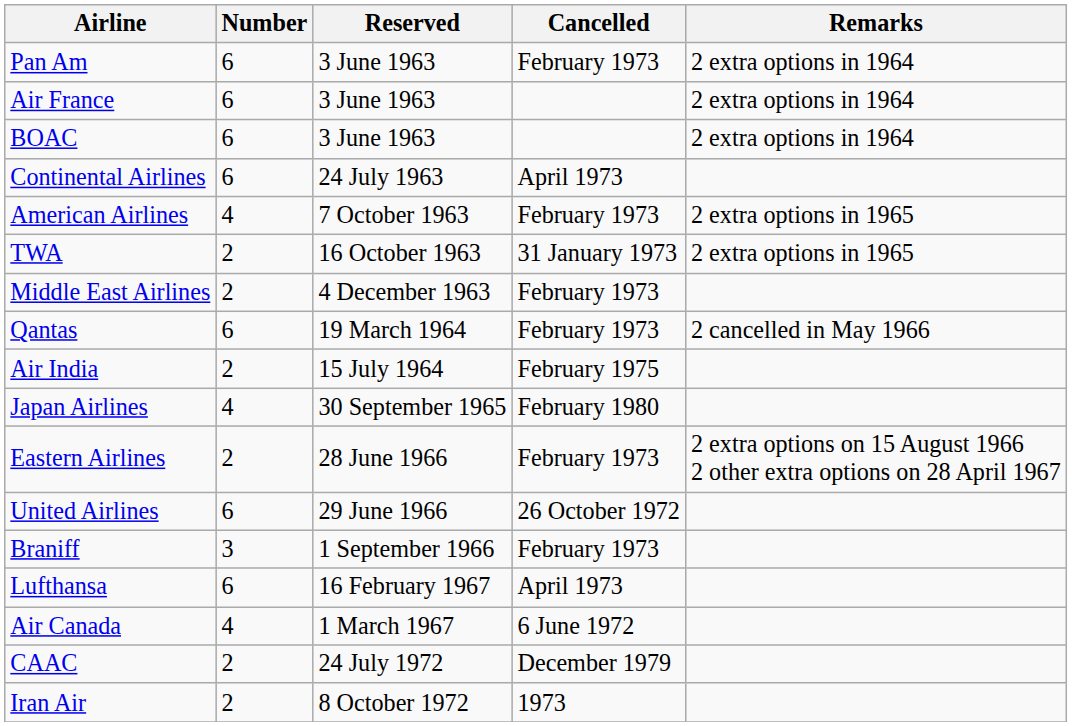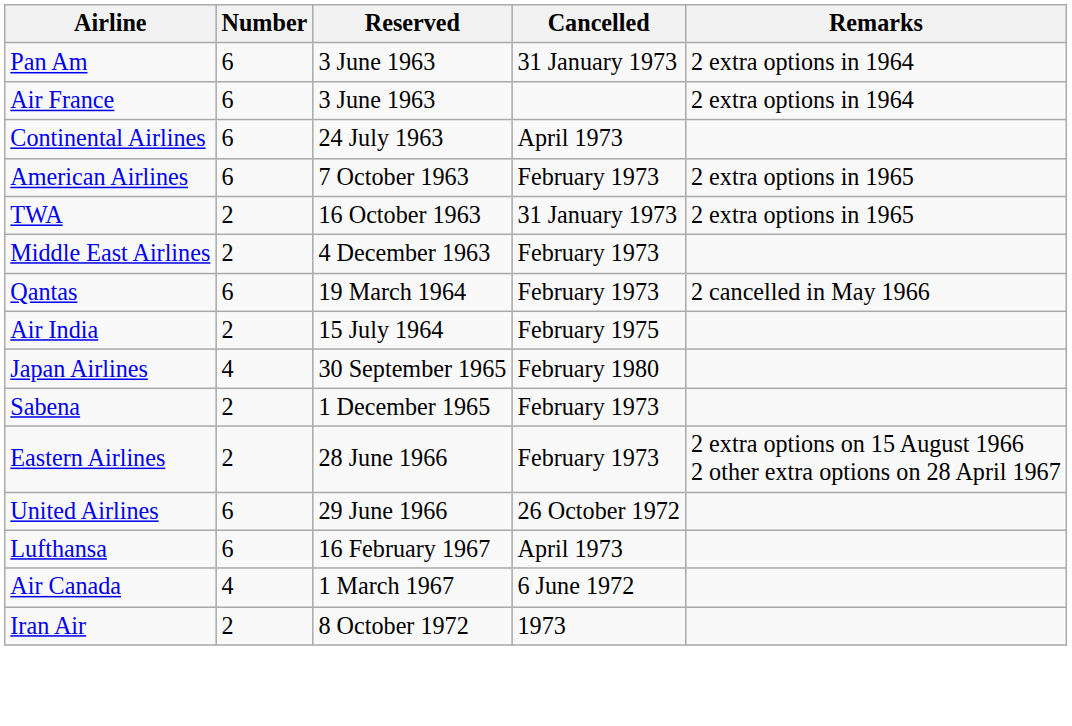(588, 61) February 1973 -> (597, 61) 31 January 1973
- row: (44, 138)
(227, 215) 4 -> (227, 176) 6
+ row: (45, 406)
- row: (45, 548)
- row: (44, 663)
